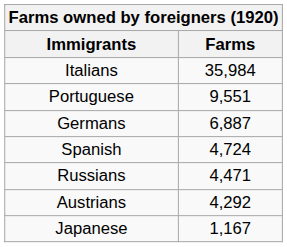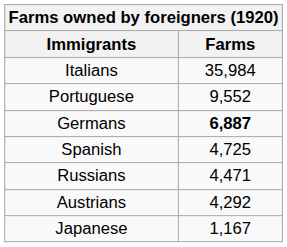(230, 96) 9,551 -> (230, 96) 9,552
(230, 123) normal -> (230, 123) bold
(230, 149) 4,724 -> (230, 149) 4,725
